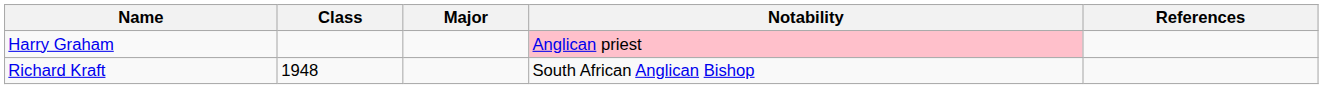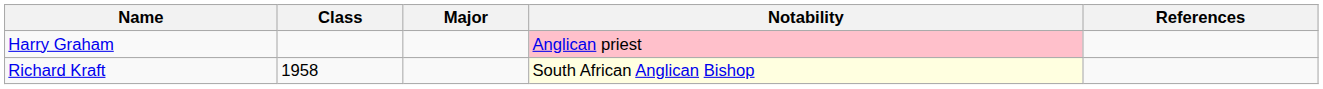(300, 70) 1948 -> (300, 70) 1958
(644, 70) no background -> (644, 70) lightyellow background
